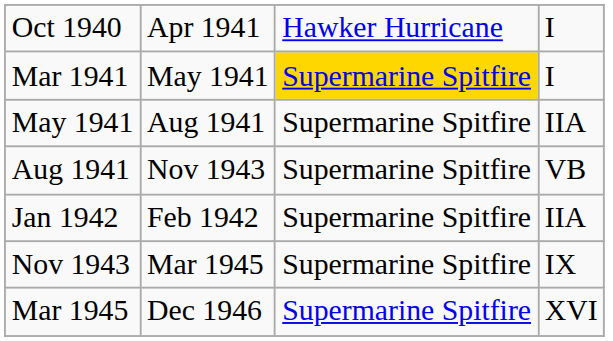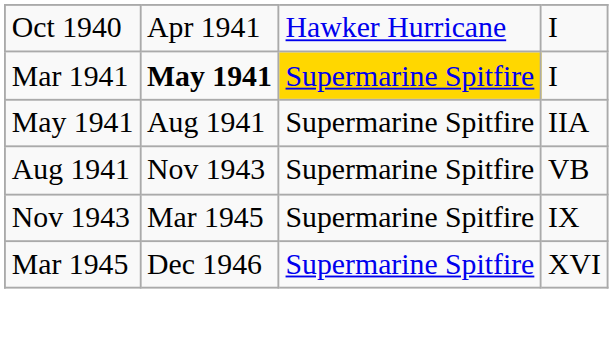(208, 75) normal -> (209, 75) bold
- row: (65, 216)
